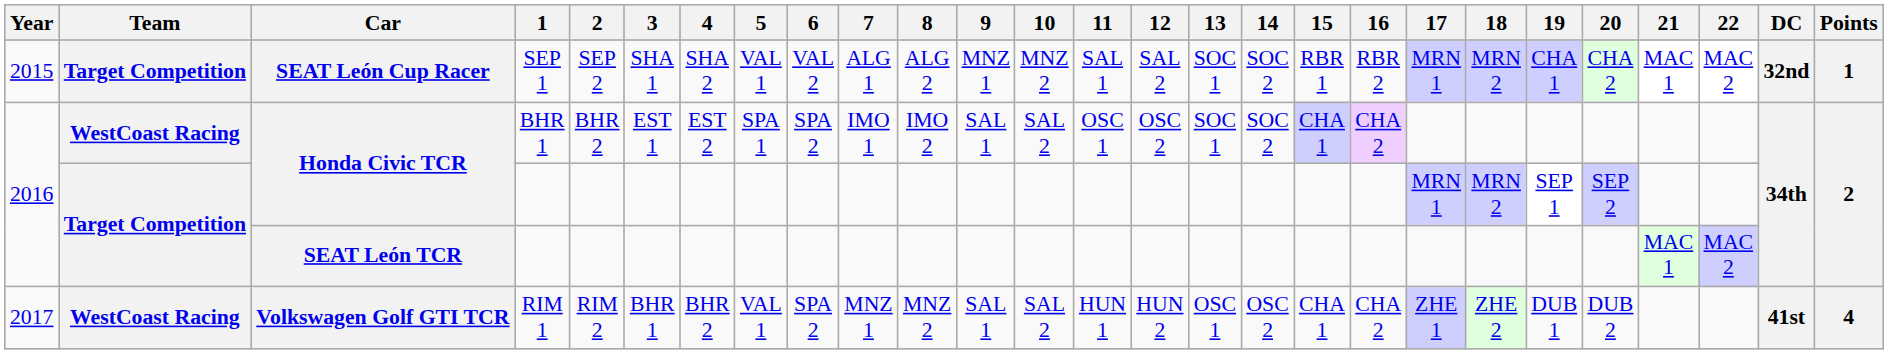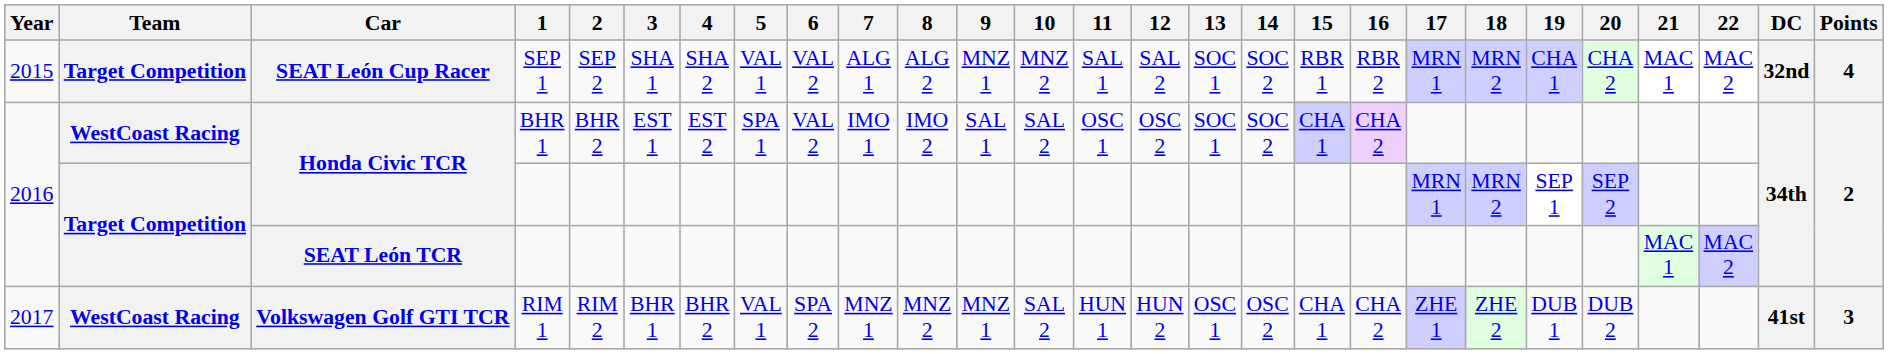(1849, 70) 1 -> (1849, 70) 4
(813, 132) SPA 2 -> (813, 132) VAL 2
(986, 316) SAL 1 -> (986, 316) MNZ 1
(1849, 316) 4 -> (1849, 316) 3
